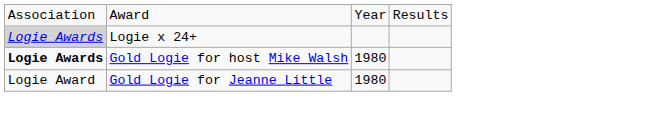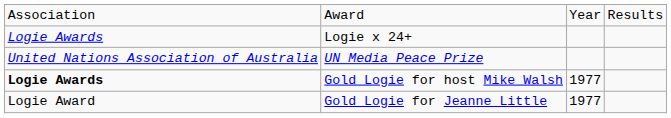(55, 37) lightgrey background -> (55, 37) no background
+ row: (404, 59)
(370, 59) 1980 -> (585, 80) 1977
(370, 80) 1980 -> (585, 102) 1977
